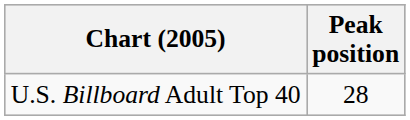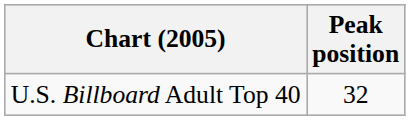(356, 94) 28 -> (356, 94) 32
